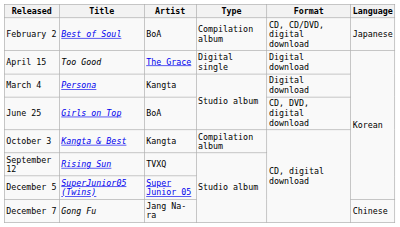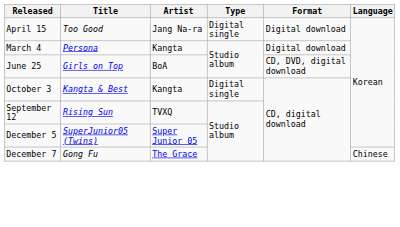- row: (31, 34)
(169, 62) The Grace -> (177, 29) Jang Na-ra
(226, 141) Compilation album -> (226, 89) Digital single
(166, 211) Jang Na-ra -> (175, 154) The Grace
